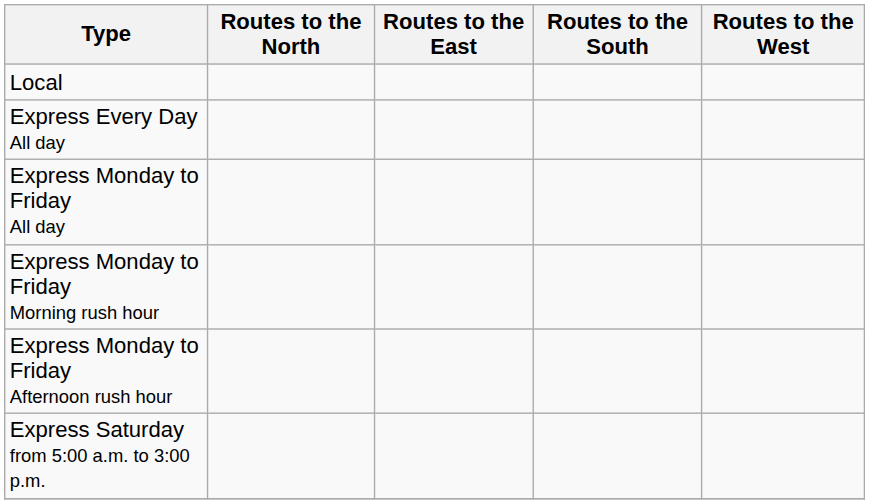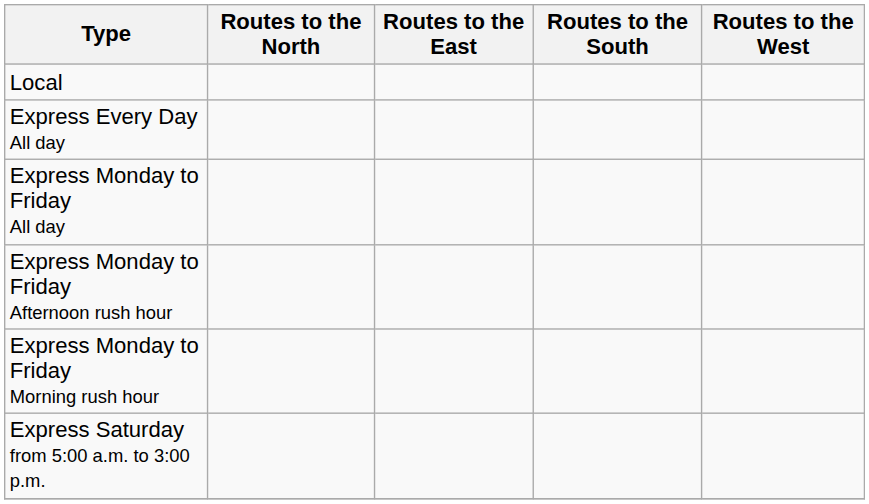rows swapped: (104, 286) <-> (104, 370)
